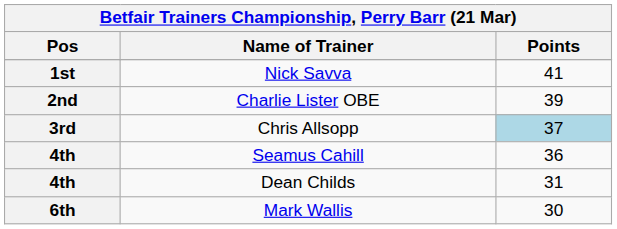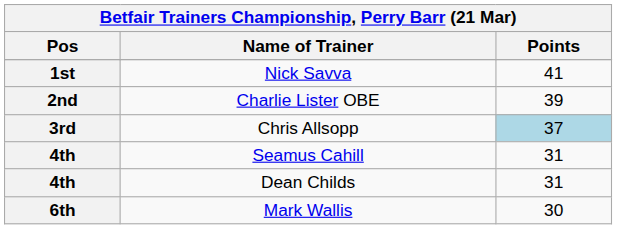(554, 155) 36 -> (554, 155) 31
